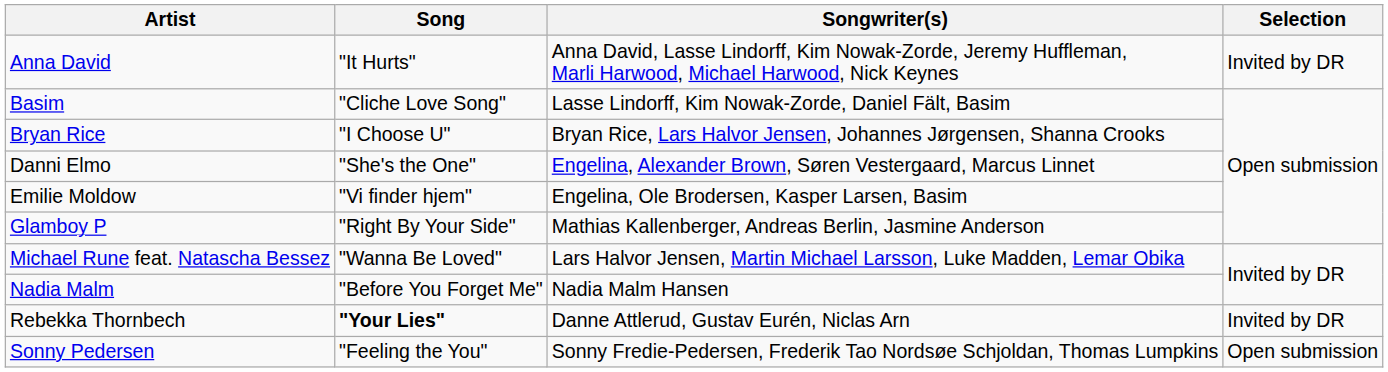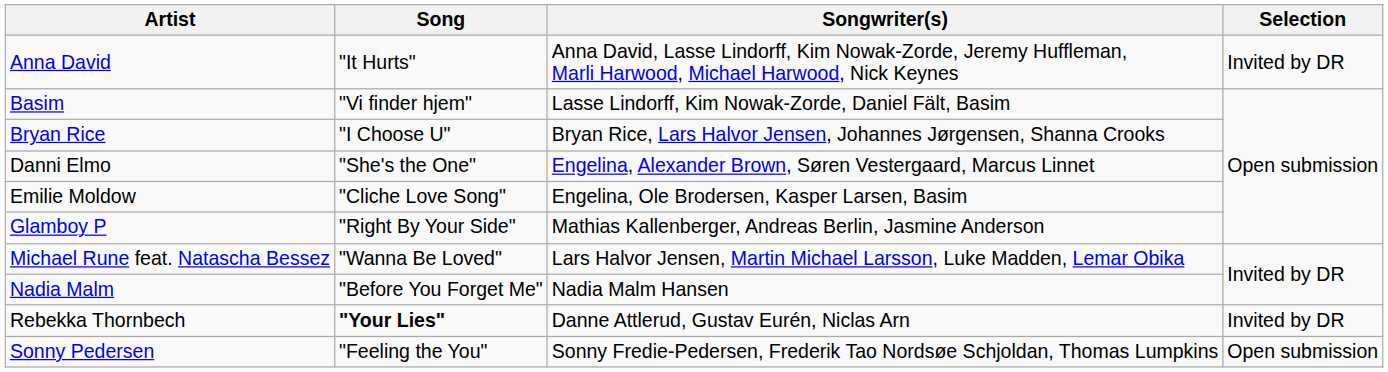(422, 103) "Cliche Love Song" -> (405, 103) "Vi finder hjem"
(405, 196) "Vi finder hjem" -> (422, 196) "Cliche Love Song"
